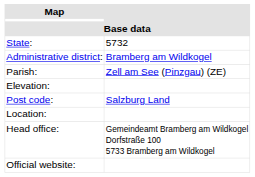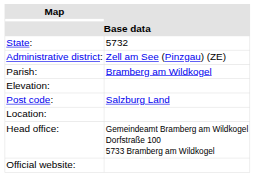(159, 57) Bramberg am Wildkogel -> (166, 57) Zell am See (Pinzgau) (ZE)
(166, 71) Zell am See (Pinzgau) (ZE) -> (159, 71) Bramberg am Wildkogel
